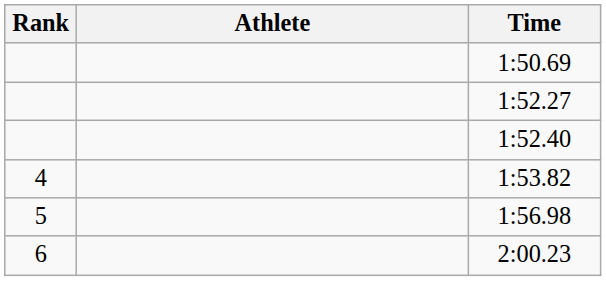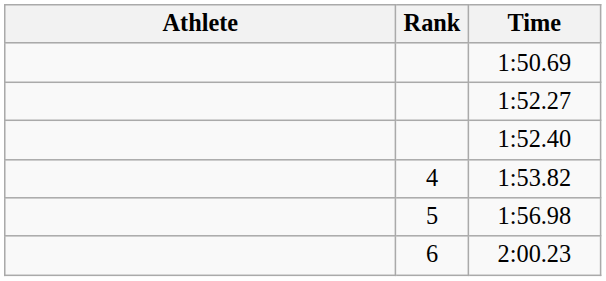columns swapped: (41, 23) <-> (272, 23)
